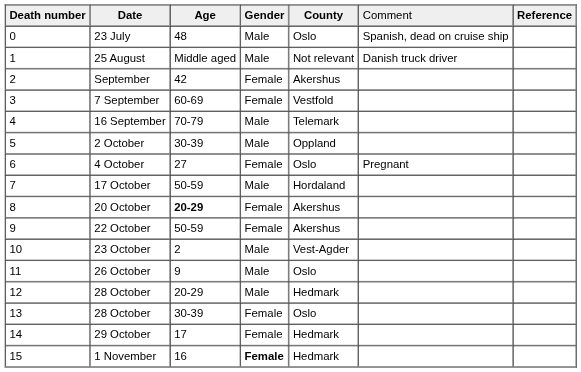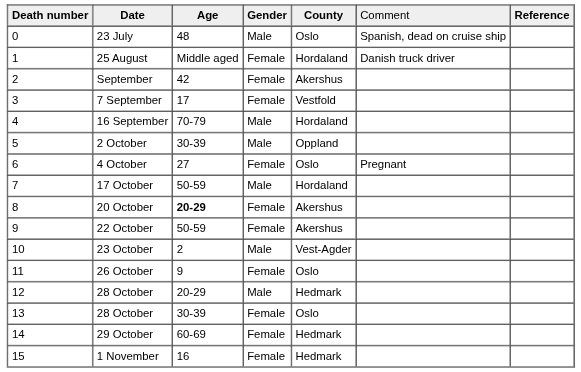(257, 58) Male -> (266, 58) Female
(324, 58) Not relevant -> (322, 58) Hordaland
(189, 100) 60-69 -> (183, 100) 17
(316, 122) Telemark -> (322, 122) Hordaland
(257, 271) Male -> (266, 271) Female
(181, 335) 17 -> (191, 335) 60-69
(264, 356) bold -> (266, 356) normal
